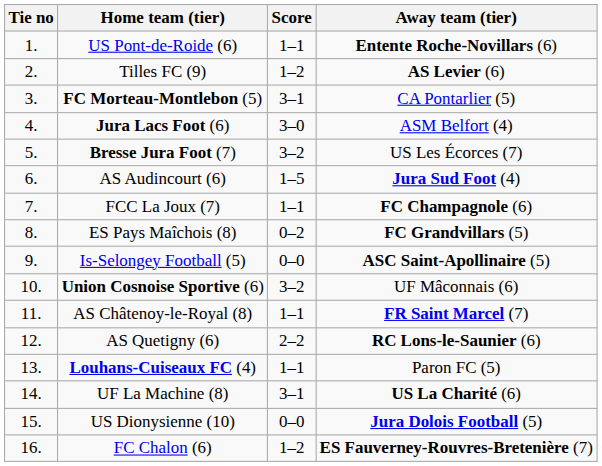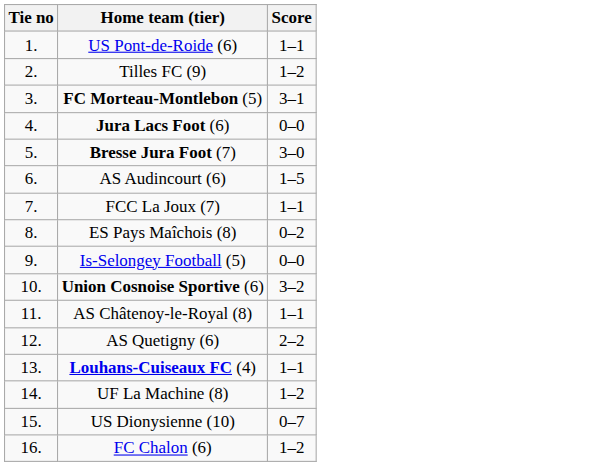- column: (456, 17)
(292, 125) 3–0 -> (292, 125) 0–0
(292, 152) 3–2 -> (292, 152) 3–0
(292, 394) 3–1 -> (292, 394) 1–2
(292, 421) 0–0 -> (292, 421) 0–7
